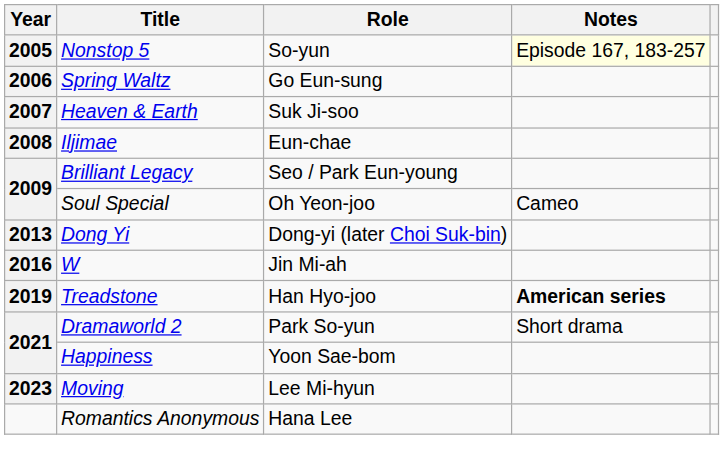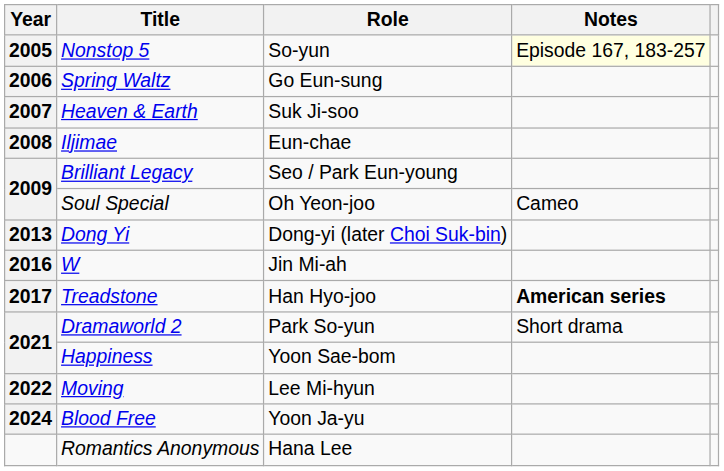(31, 296) 2019 -> (31, 296) 2017
(31, 388) 2023 -> (31, 388) 2022
+ row: (108, 419)
